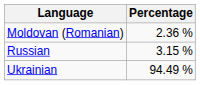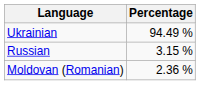rows swapped: (32, 70) <-> (65, 32)
